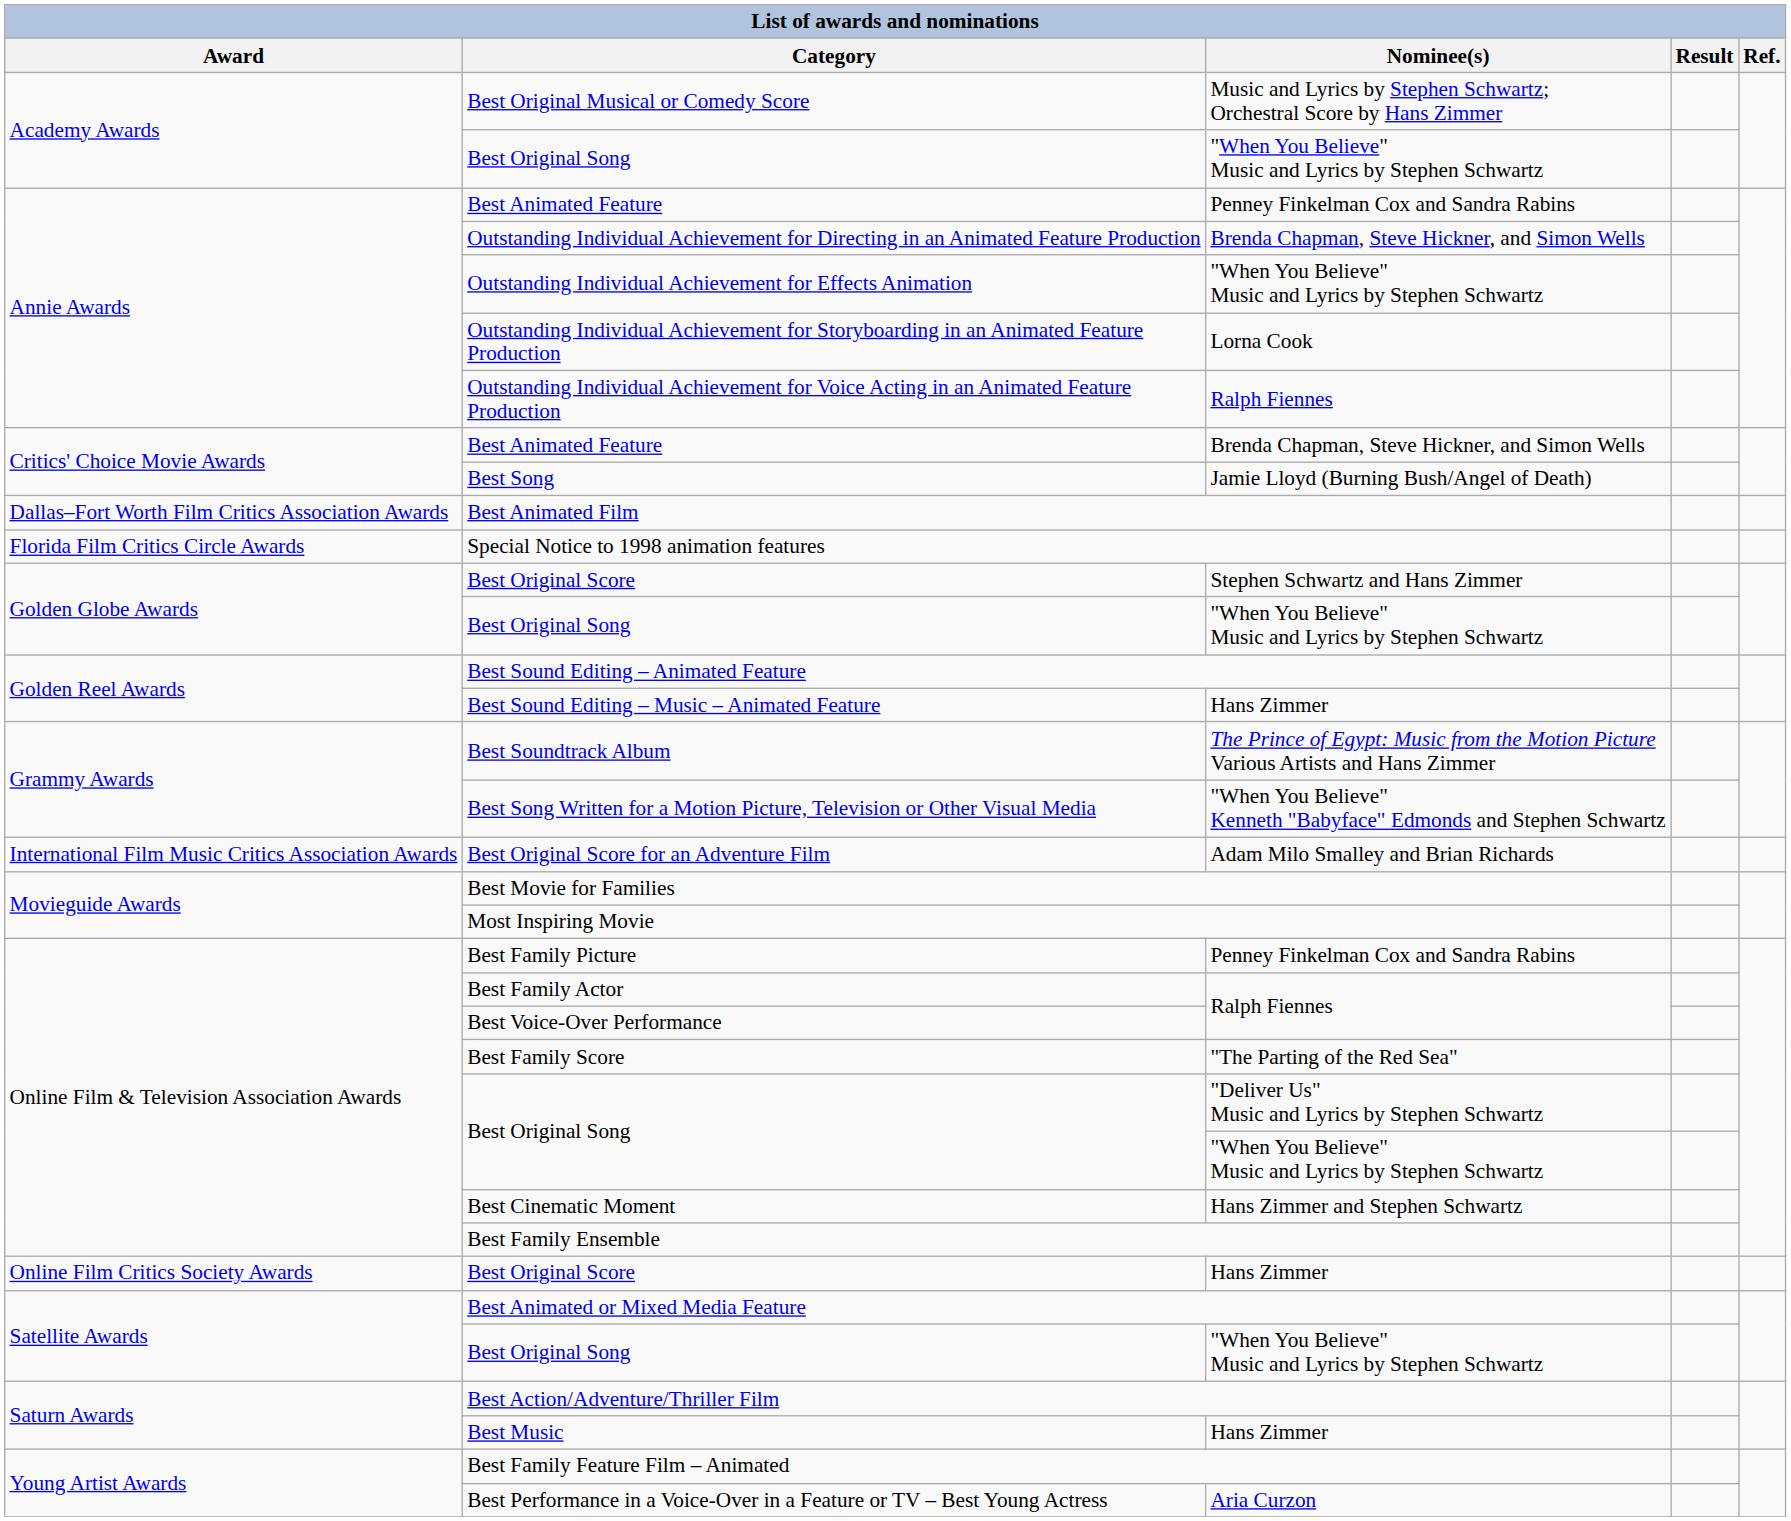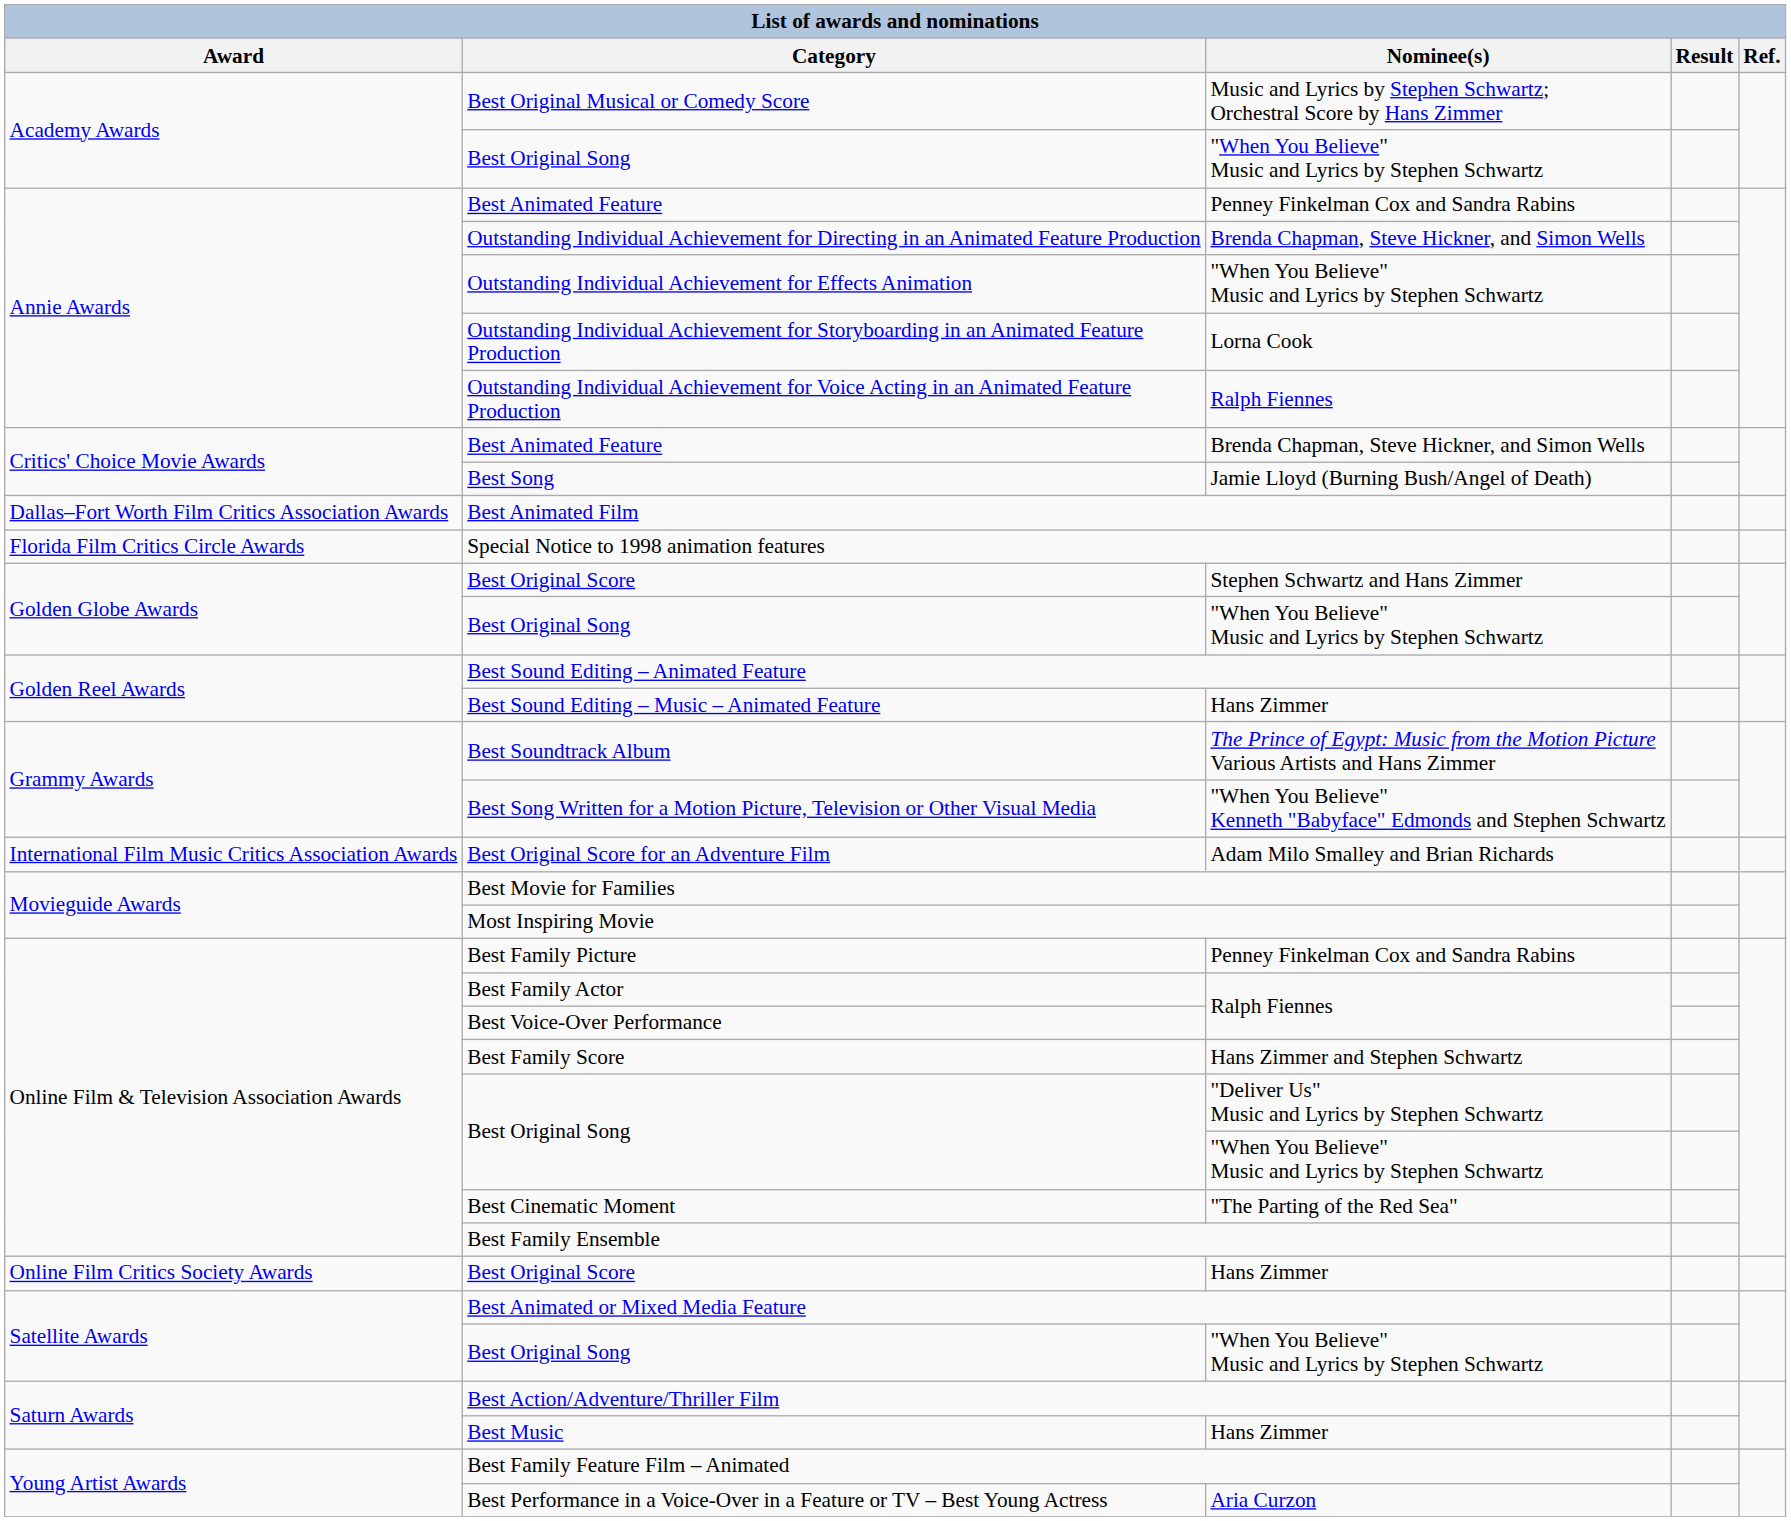(1334, 1056) "The Parting of the Red Sea" -> (1366, 1056) Hans Zimmer and Stephen Schwartz
(1366, 1205) Hans Zimmer and Stephen Schwartz -> (1334, 1205) "The Parting of the Red Sea"
